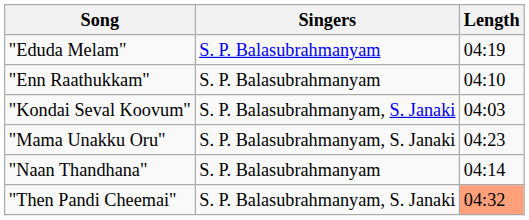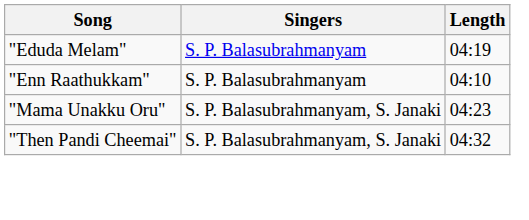- row: (100, 109)
- row: (78, 170)
(485, 200) lightsalmon background -> (470, 140) no background
